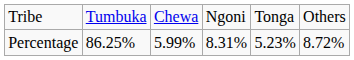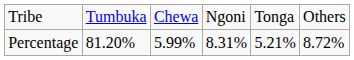(110, 42) 86.25% -> (110, 42) 81.20%
(275, 42) 5.23% -> (275, 42) 5.21%
